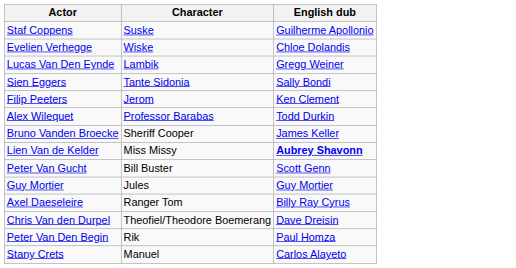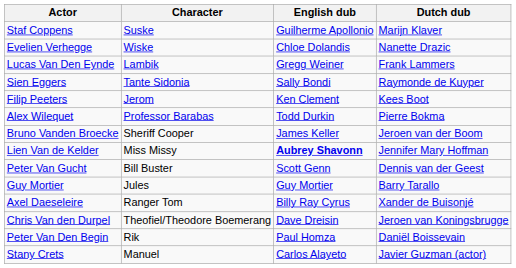+ column: (444, 13)
